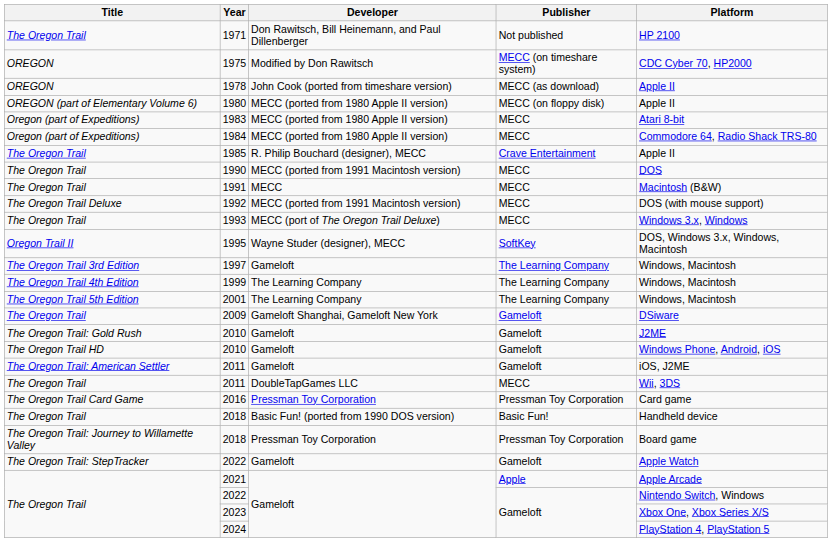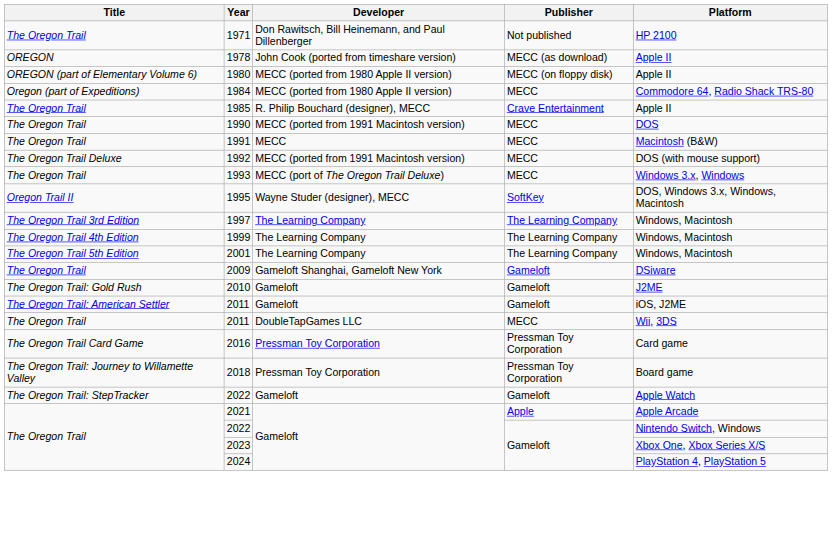- row: (30, 64)
- row: (73, 120)
(273, 266) Gameloft -> (310, 220) The Learning Company
- row: (55, 349)
- row: (46, 416)
